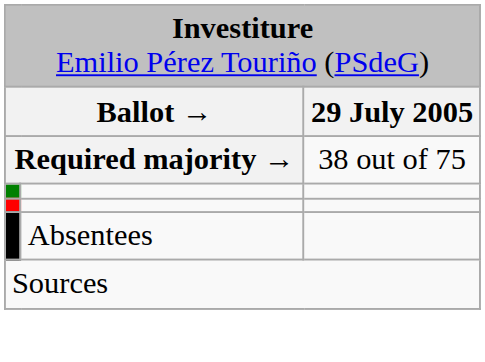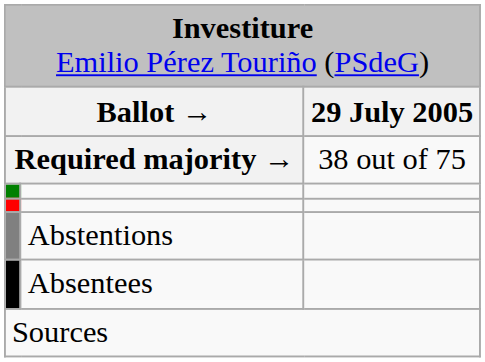+ row: (13, 236)
